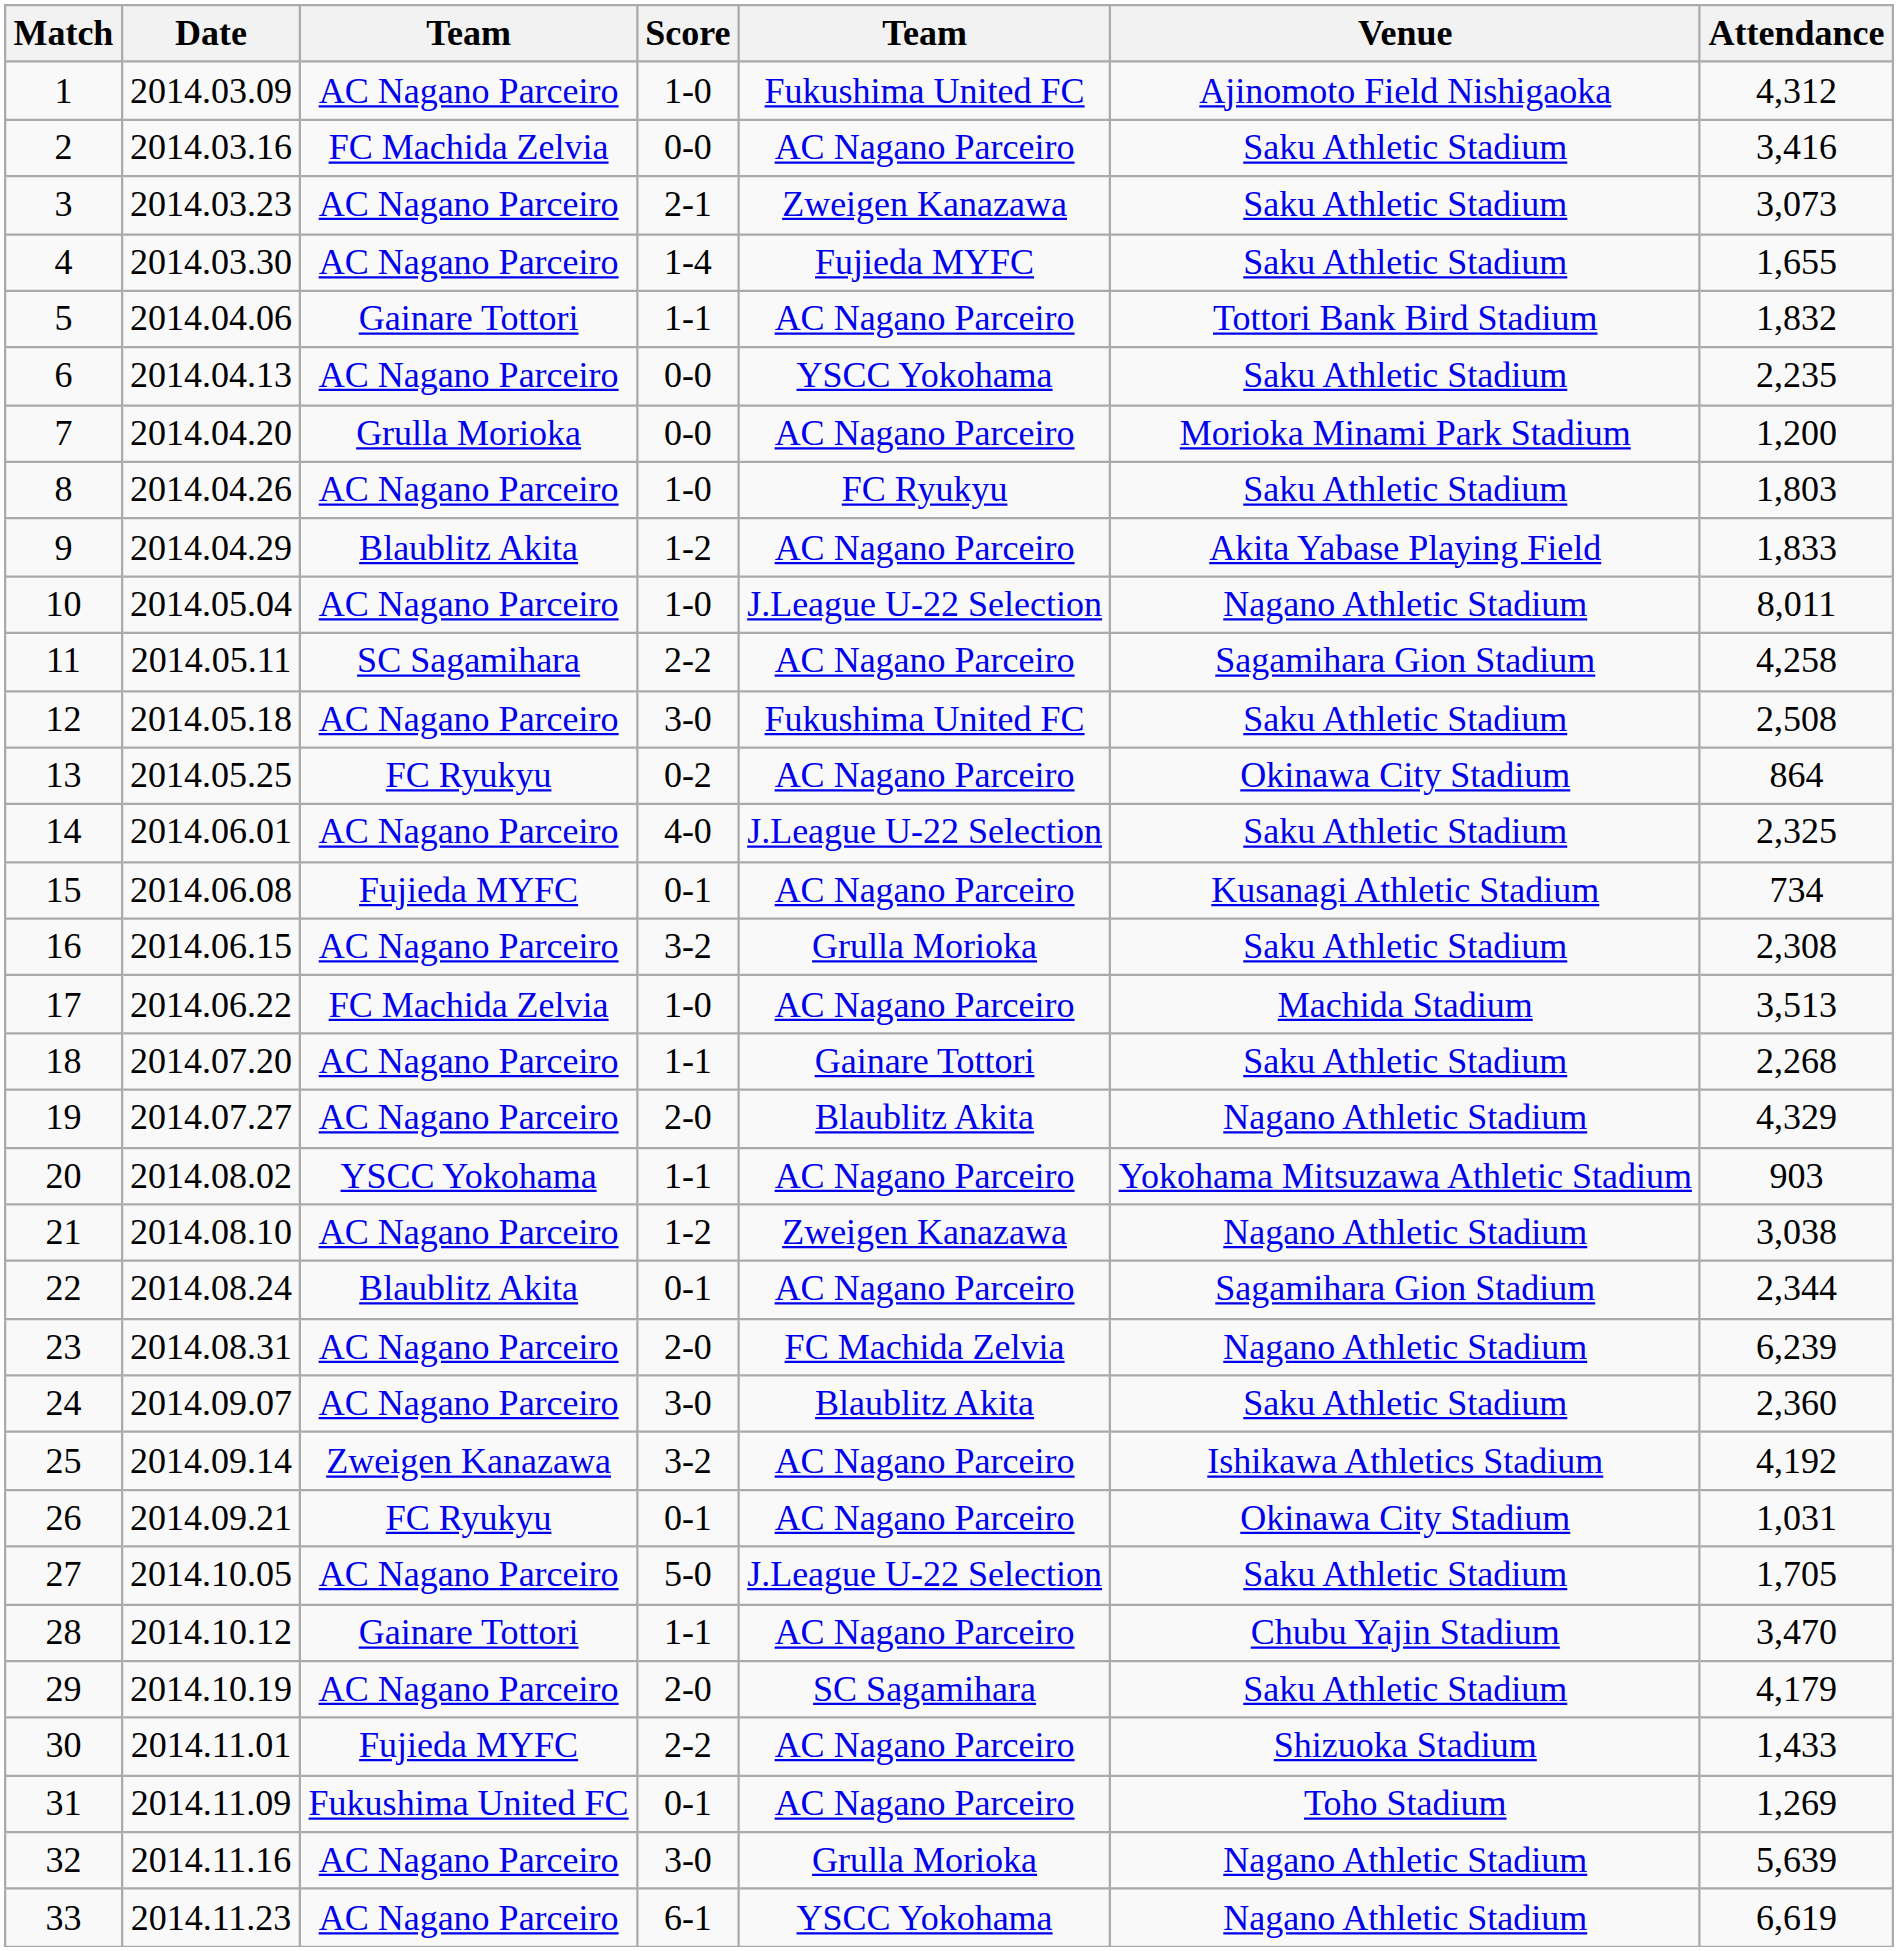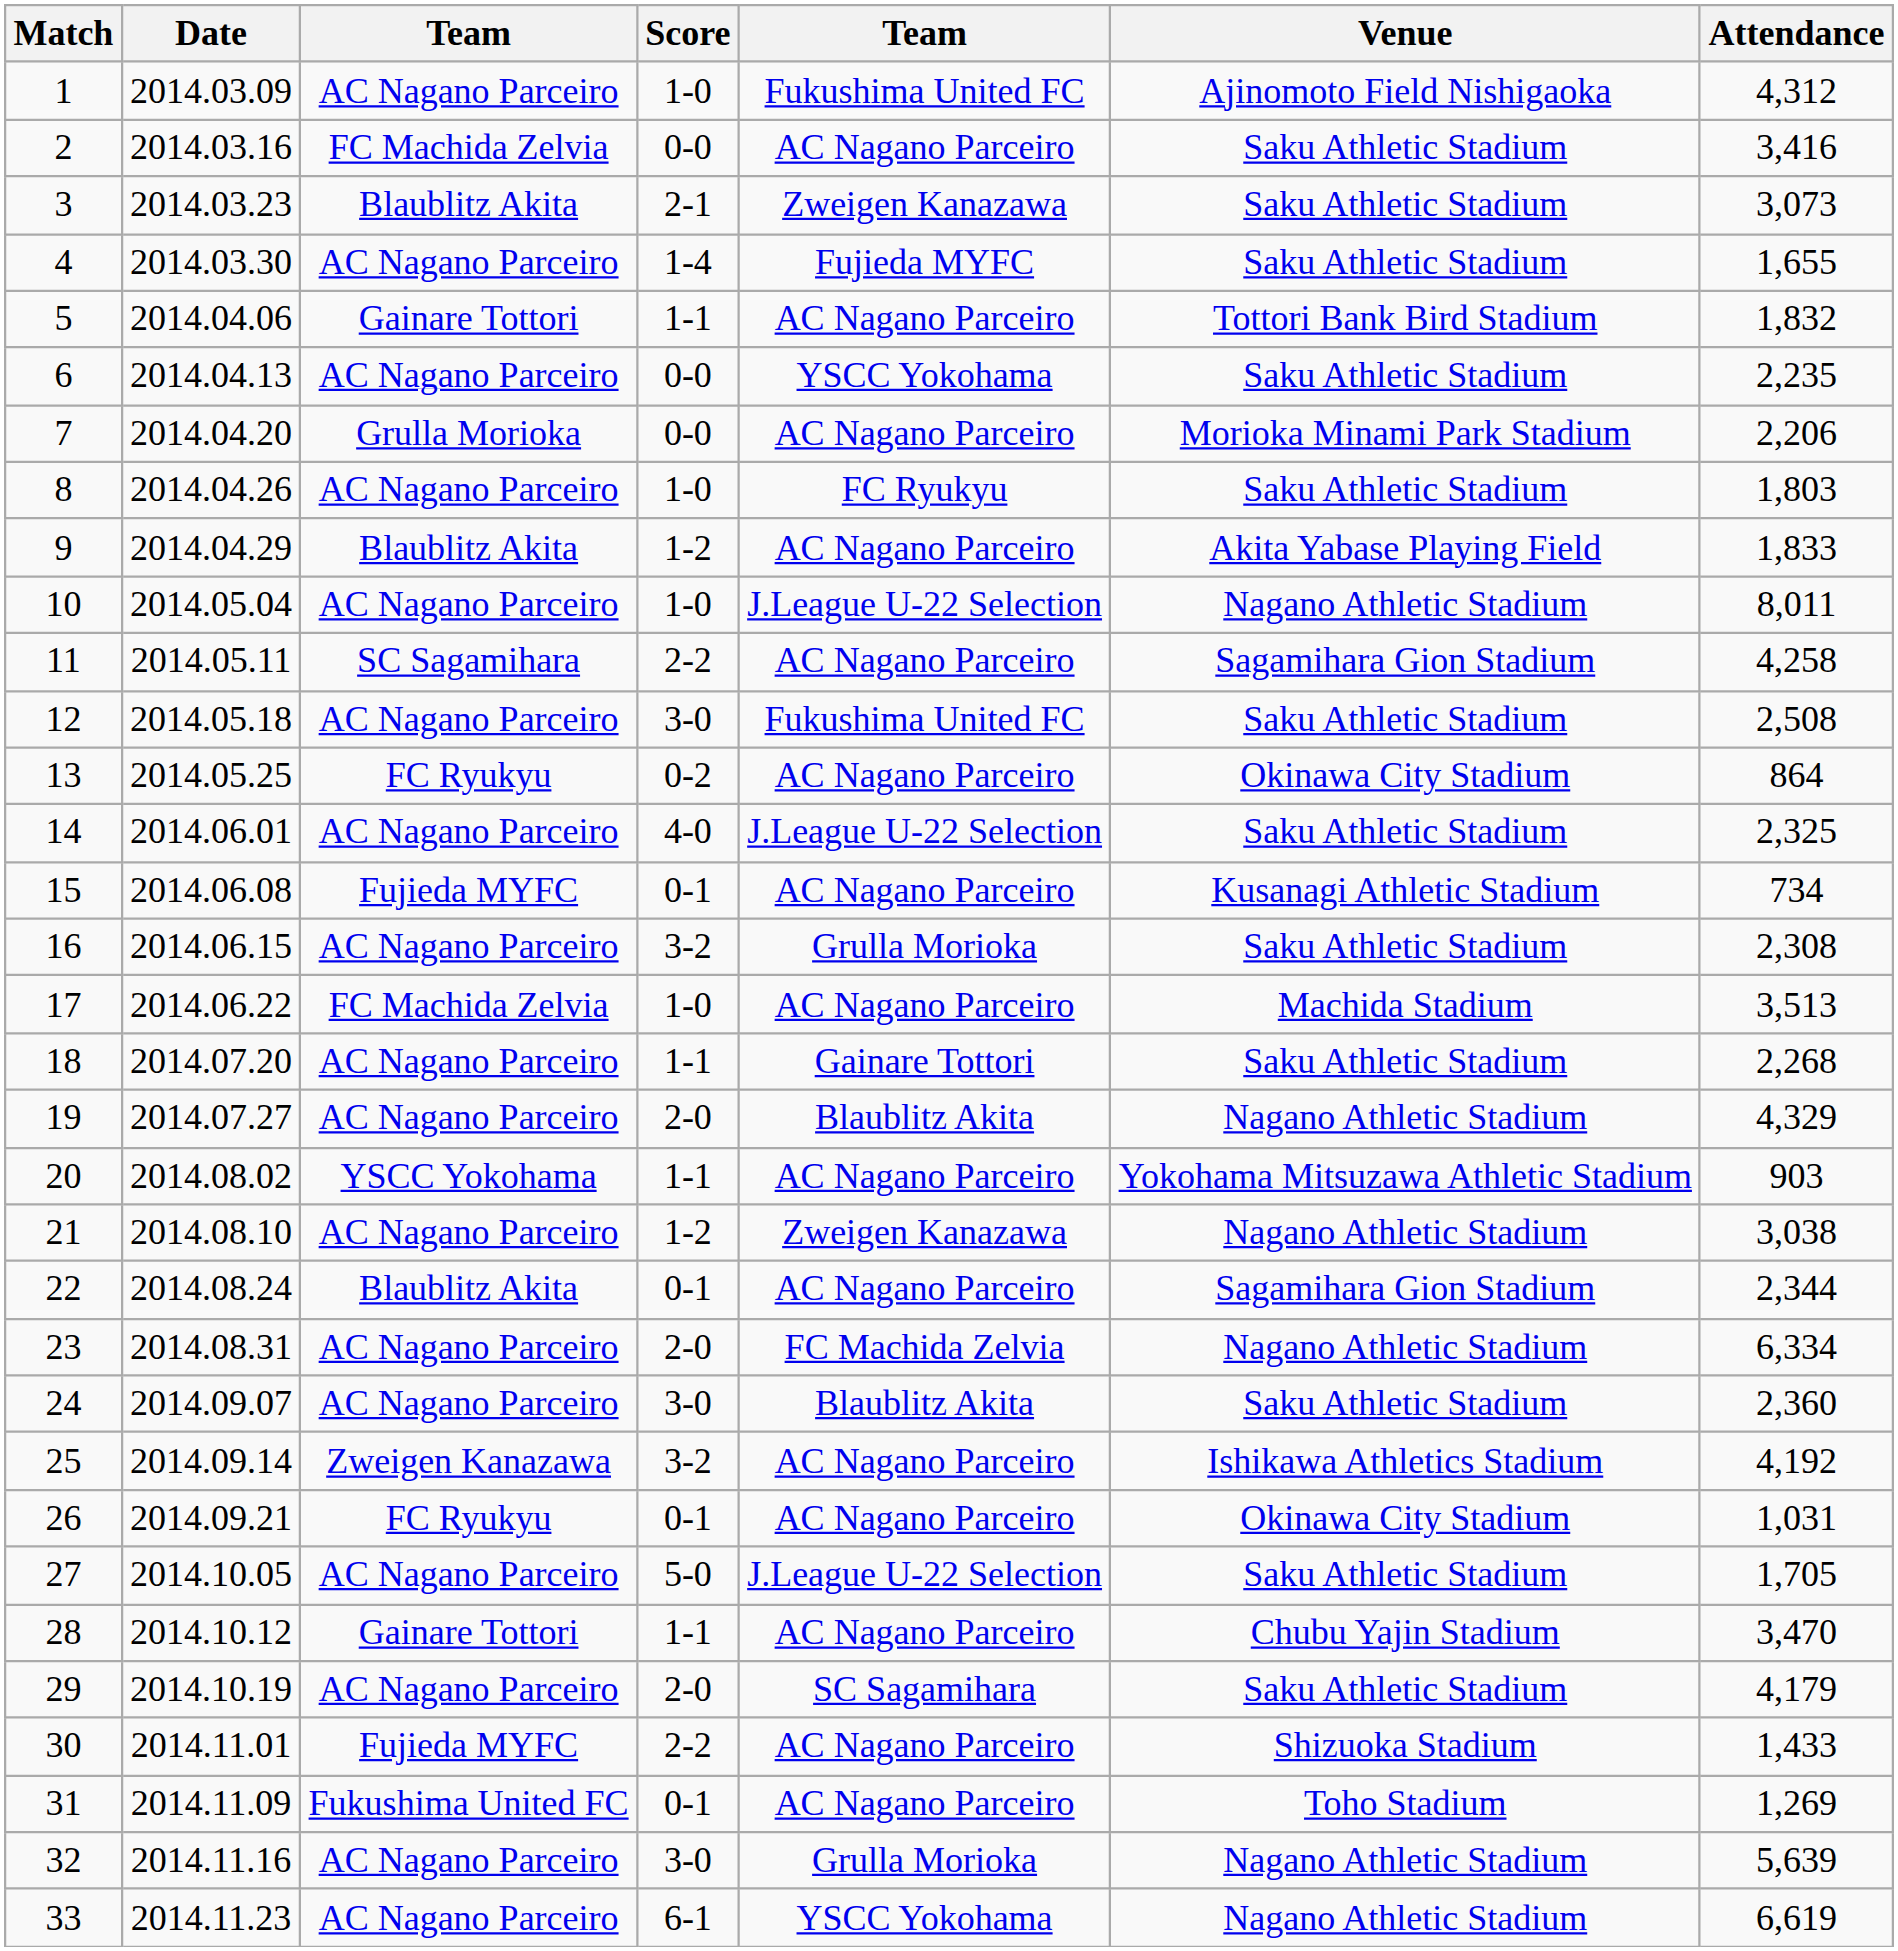(469, 204) AC Nagano Parceiro -> (469, 204) Blaublitz Akita
(1797, 432) 1,200 -> (1797, 432) 2,206
(1797, 1346) 6,239 -> (1797, 1346) 6,334
